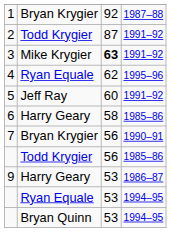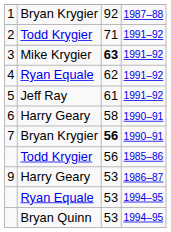(111, 34) 87 -> (111, 34) 71
(143, 75) 1995–96 -> (143, 75) 1991–92
(111, 95) 60 -> (111, 95) 61
(143, 116) 1985–86 -> (143, 116) 1990–91
(111, 136) normal -> (111, 136) bold
